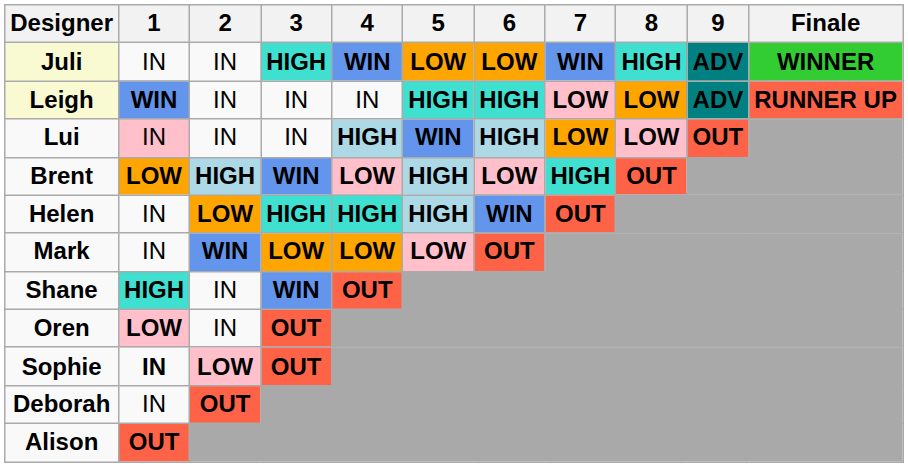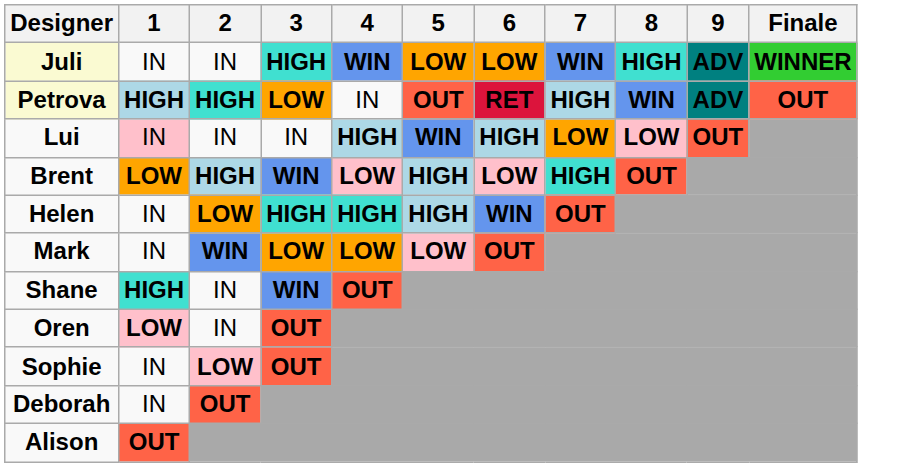- row: (62, 99)
+ row: (62, 99)
(154, 366) bold -> (154, 366) normal
